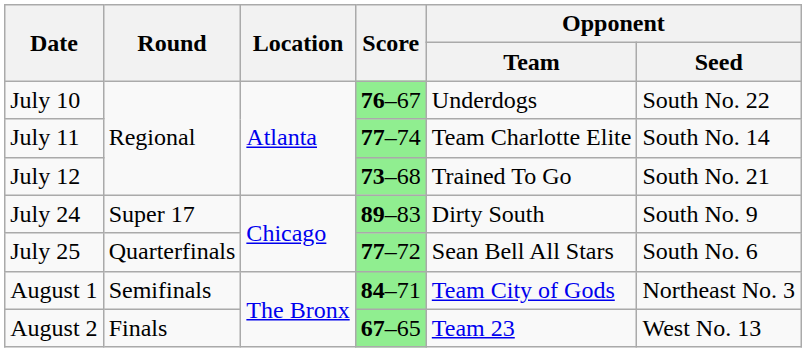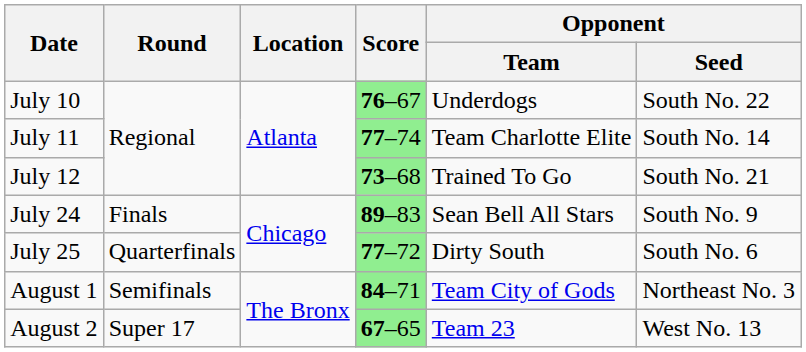(152, 213) Super 17 -> (138, 213) Finals
(488, 213) Dirty South -> (523, 213) Sean Bell All Stars
(523, 251) Sean Bell All Stars -> (488, 251) Dirty South
(138, 328) Finals -> (152, 328) Super 17
